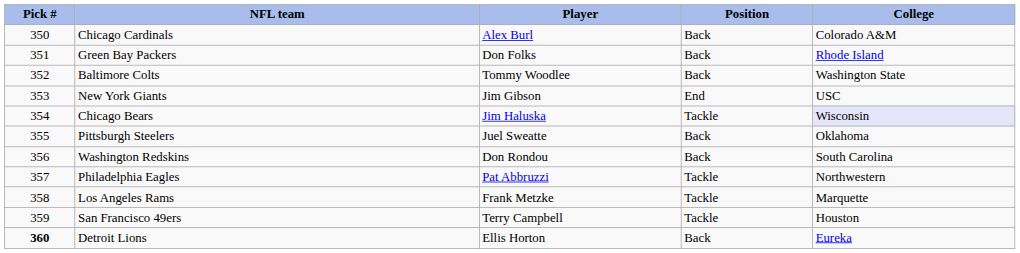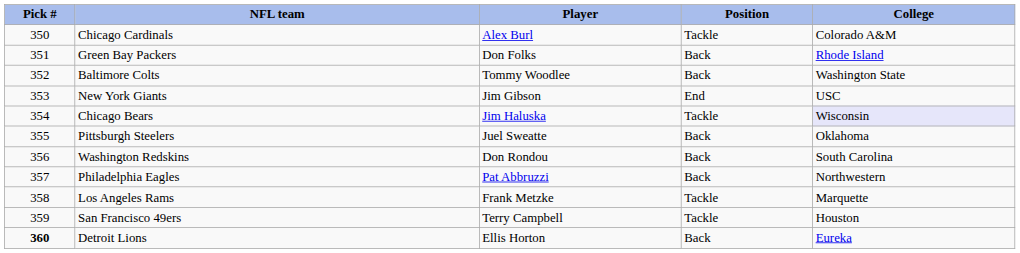(697, 34) Back -> (701, 34) Tackle
(701, 177) Tackle -> (697, 177) Back
